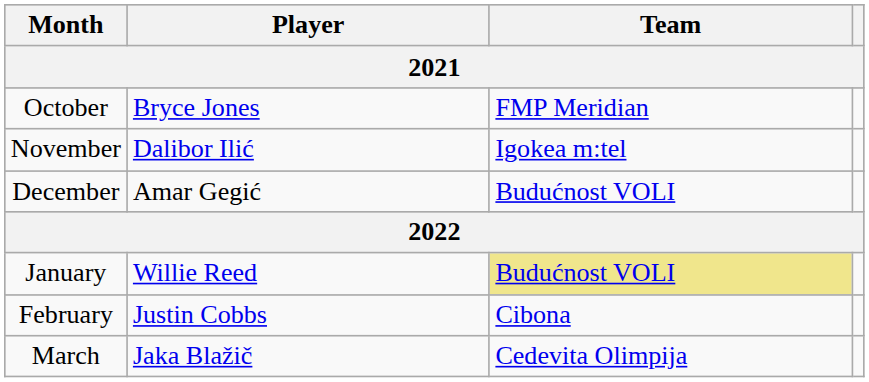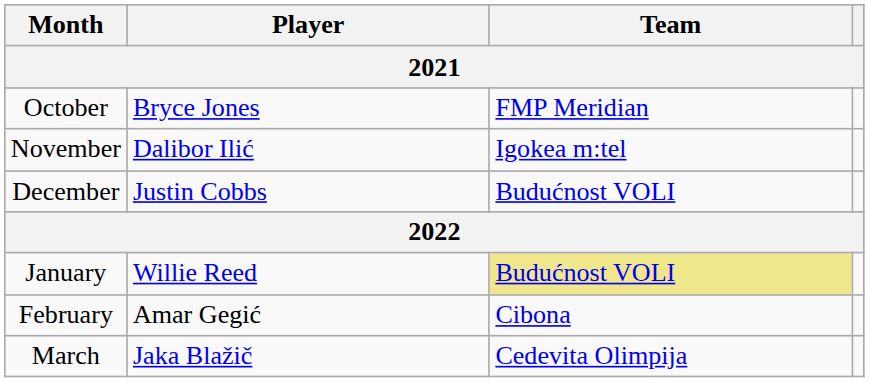(197, 190) Amar Gegić -> (200, 190) Justin Cobbs
(200, 314) Justin Cobbs -> (197, 314) Amar Gegić
